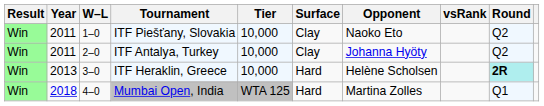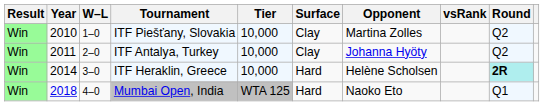(63, 33) 2011 -> (63, 33) 2010
(374, 33) Naoko Eto -> (384, 33) Martina Zolles
(63, 71) 2013 -> (63, 71) 2014
(384, 91) Martina Zolles -> (374, 91) Naoko Eto
